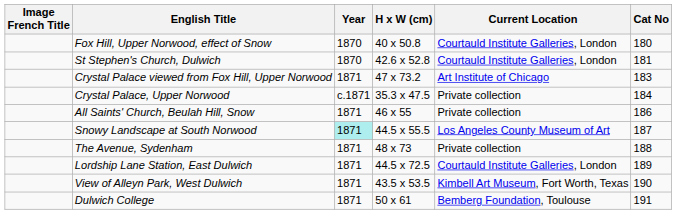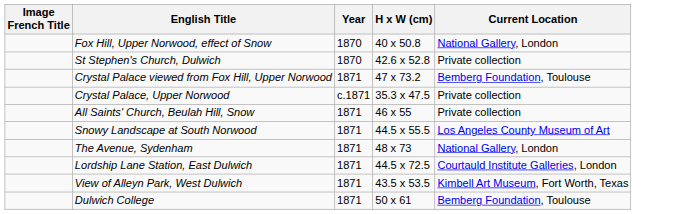- column: (651, 19)
(527, 43) Courtauld Institute Galleries, London -> (498, 43) National Gallery, London
(527, 60) Courtauld Institute Galleries, London -> (479, 60) Private collection
(493, 78) Art Institute of Chicago -> (514, 78) Bemberg Foundation, Toulouse
(349, 130) paleturquoise background -> (349, 130) no background
(479, 148) Private collection -> (498, 148) National Gallery, London
